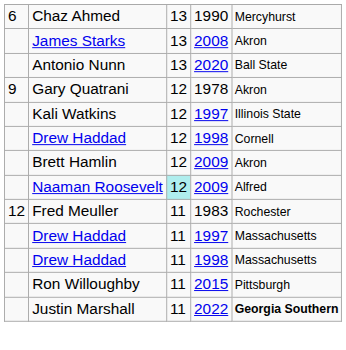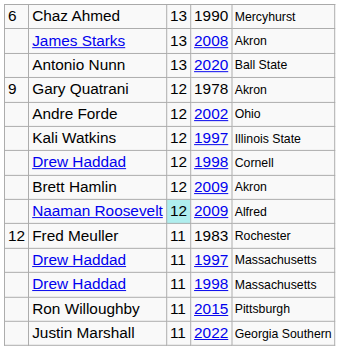+ row: (75, 114)
(287, 309) bold -> (283, 333) normal
